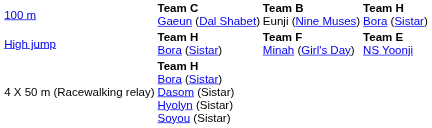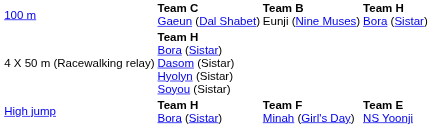rows swapped: (79, 92) <-> (30, 44)
